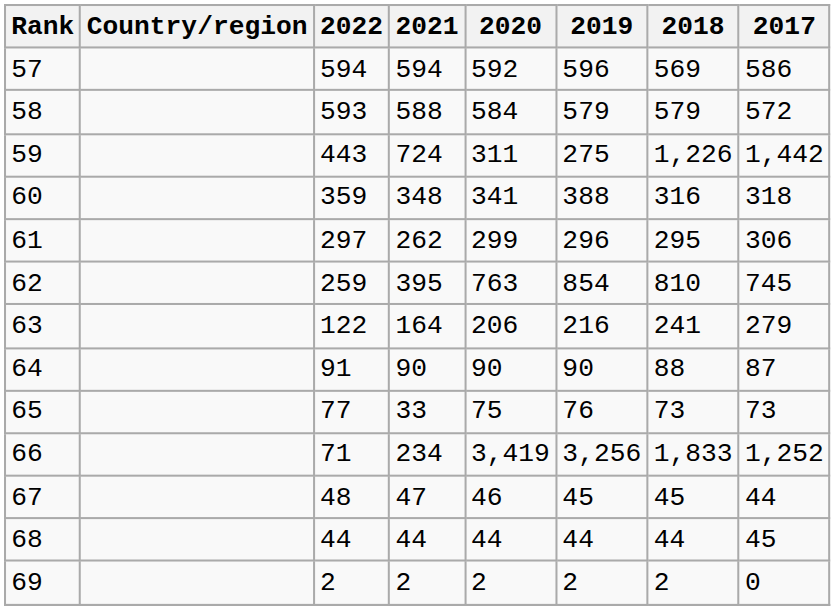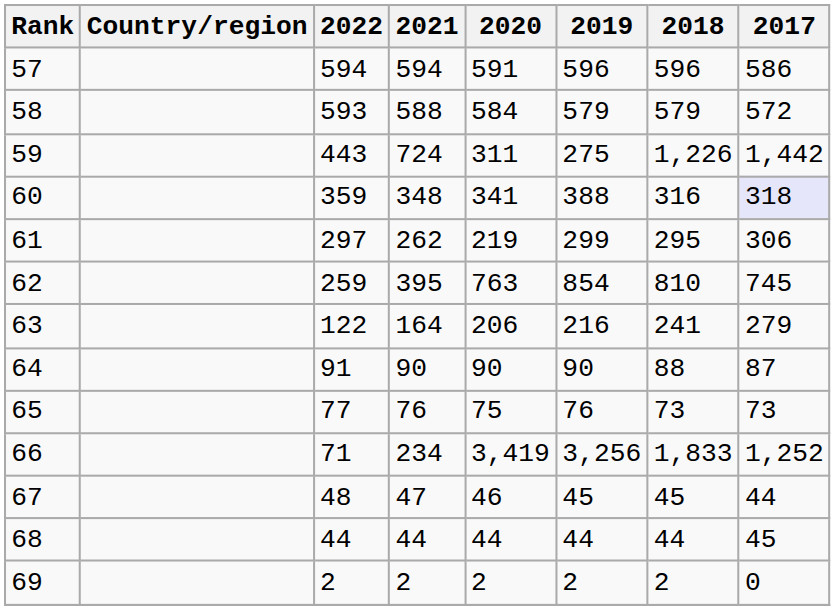(495, 69) 592 -> (495, 69) 591
(677, 69) 569 -> (677, 69) 596
(769, 198) no background -> (769, 198) lavender background
(495, 240) 299 -> (495, 240) 219
(586, 240) 296 -> (586, 240) 299
(411, 412) 33 -> (411, 412) 76
